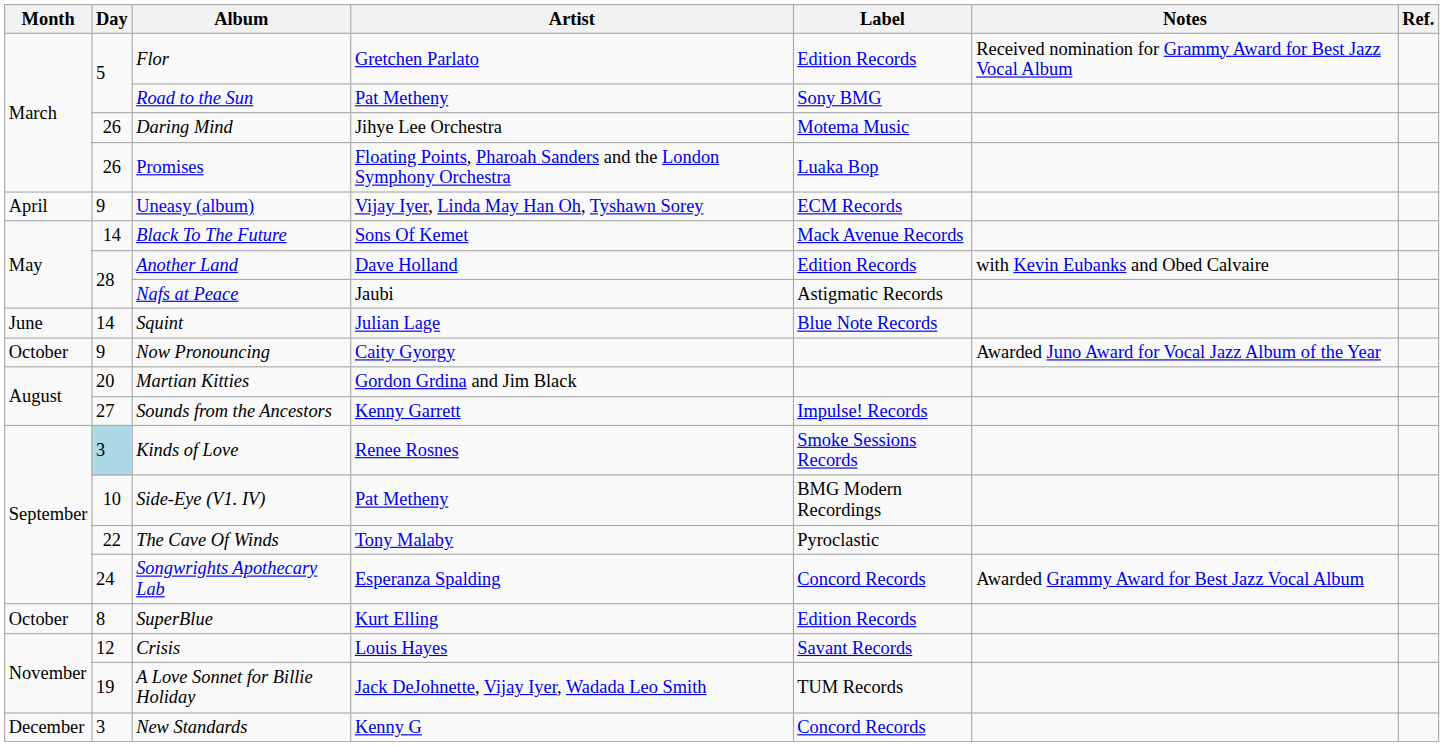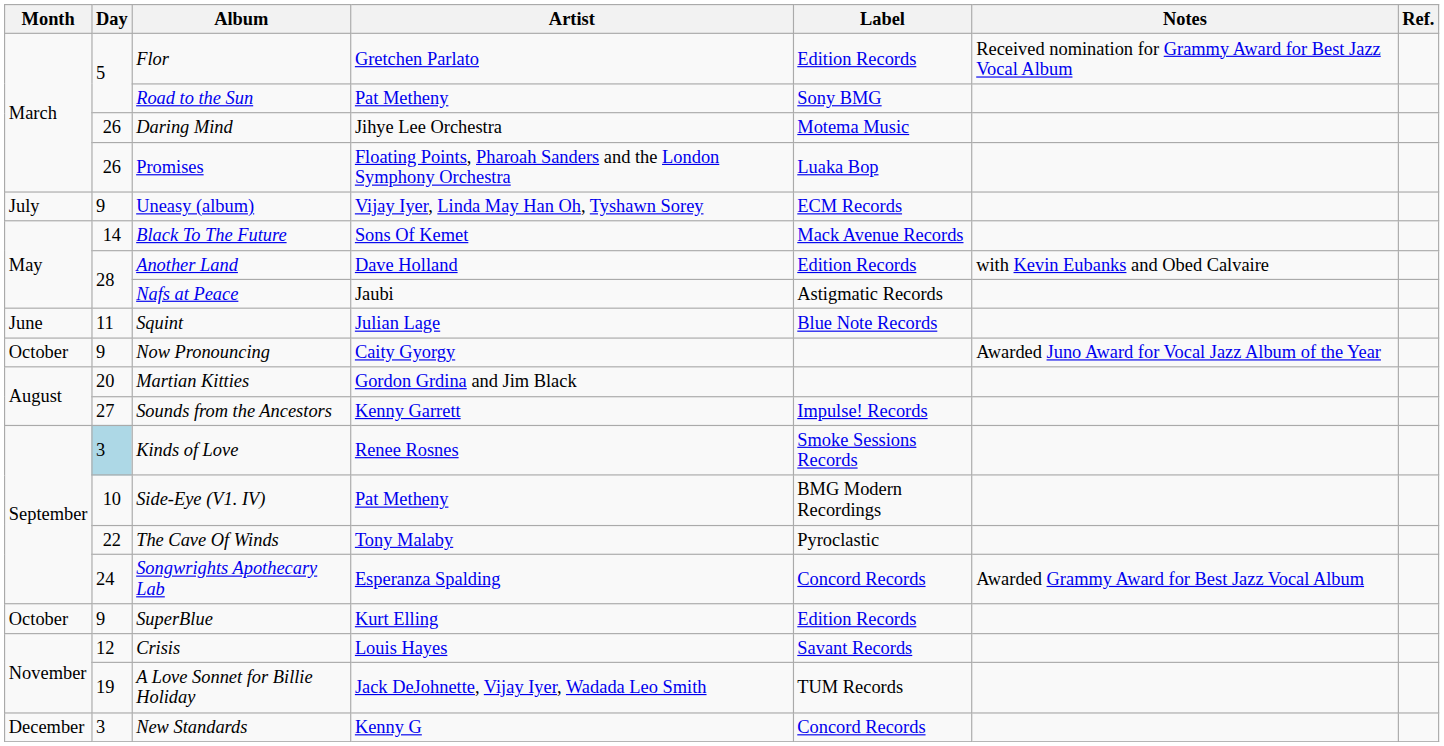(28, 206) April -> (24, 206) July
(105, 323) 14 -> (105, 323) 11
(101, 618) 8 -> (101, 618) 9
